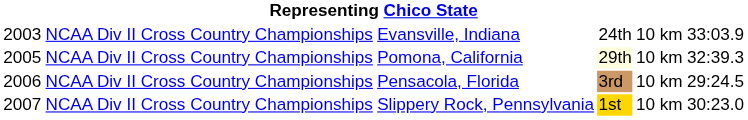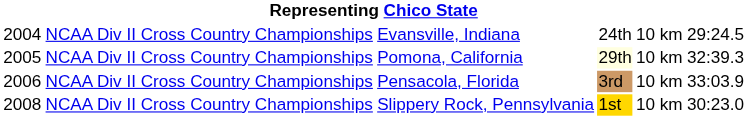(22, 34) 2003 -> (22, 34) 2004
(715, 34) 33:03.9 -> (715, 34) 29:24.5
(715, 81) 29:24.5 -> (715, 81) 33:03.9
(22, 104) 2007 -> (22, 104) 2008
